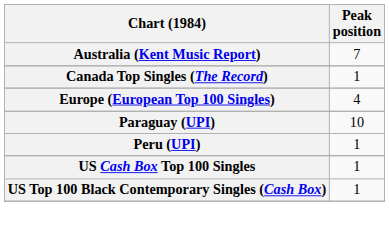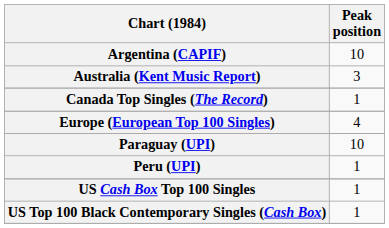+ row: (167, 54)
(357, 54) 7 -> (357, 76) 3
